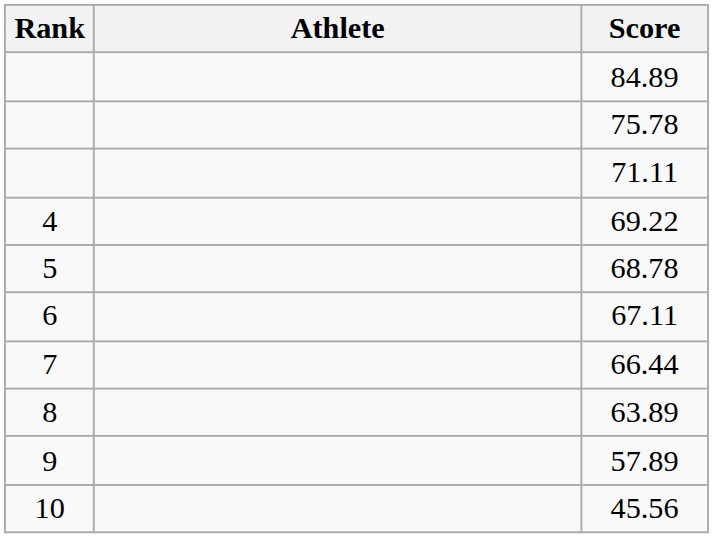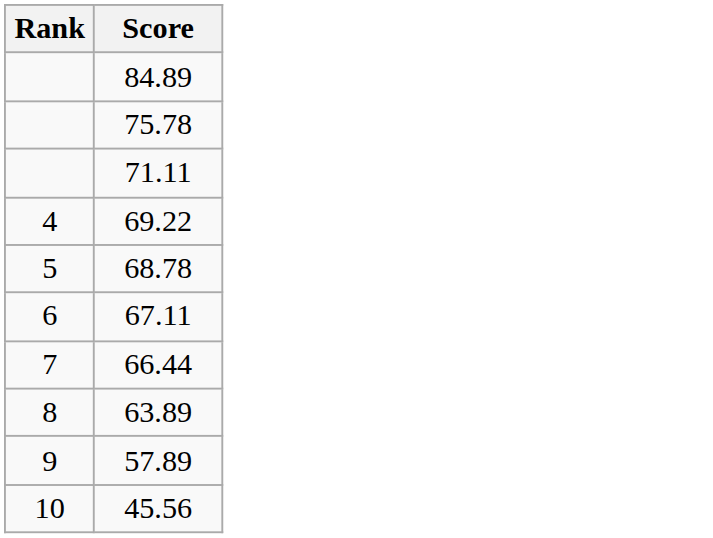- column: (338, 28)
